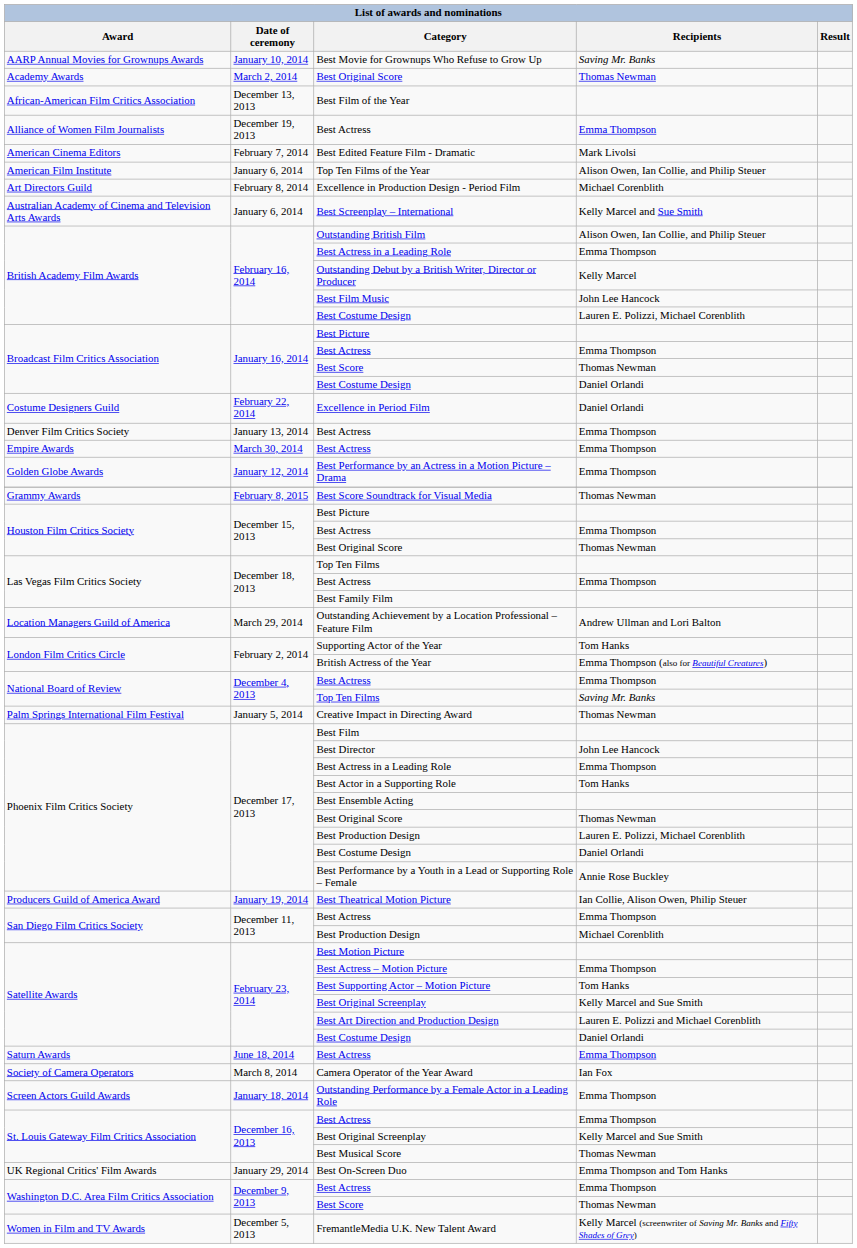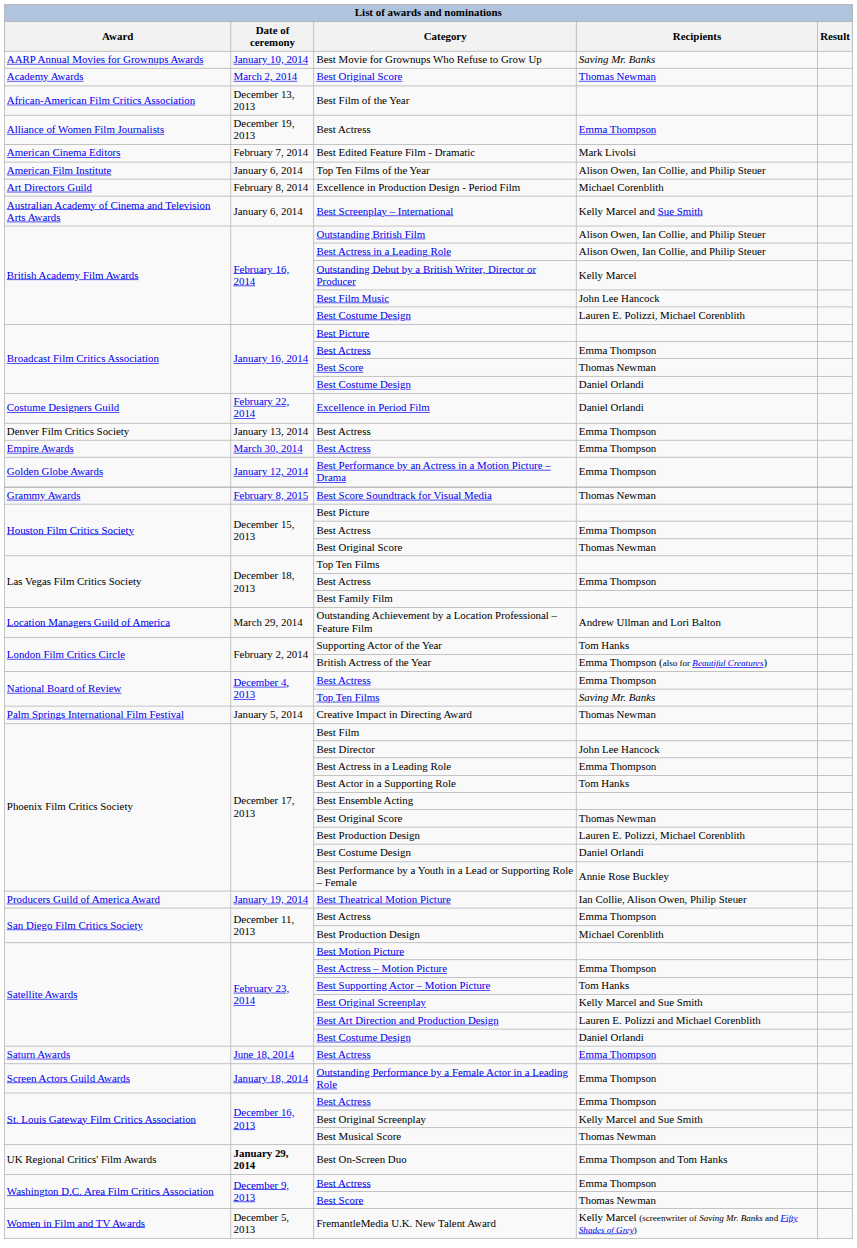(618, 251) Emma Thompson -> (672, 251) Alison Owen, Ian Collie, and Philip Steuer
- row: (70, 1072)
(271, 1170) normal -> (261, 1159) bold
